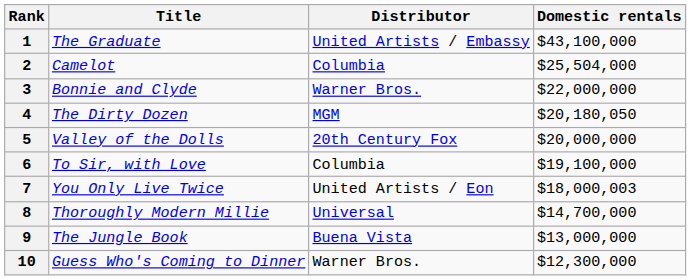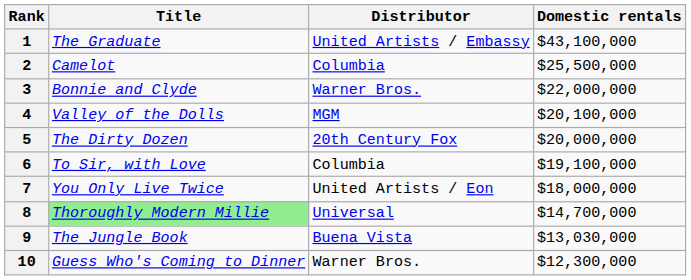(587, 66) $25,504,000 -> (587, 66) $25,500,000
(120, 115) The Dirty Dozen -> (138, 115) Valley of the Dolls
(587, 115) $20,180,050 -> (587, 115) $20,100,000
(138, 140) Valley of the Dolls -> (120, 140) The Dirty Dozen
(587, 189) $18,000,003 -> (587, 189) $18,000,000
(161, 213) no background -> (161, 213) lightgreen background
(587, 238) $13,000,000 -> (587, 238) $13,030,000
